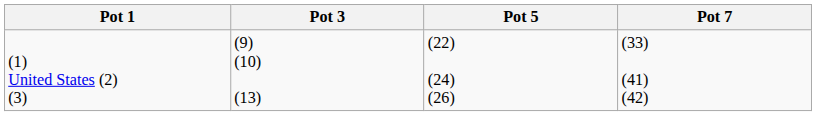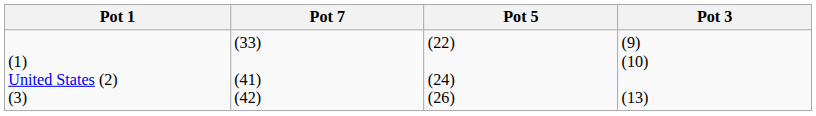columns swapped: (327, 17) <-> (715, 17)
